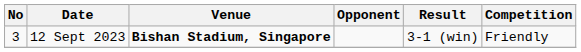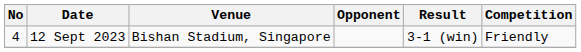(16, 37) 3 -> (16, 37) 4
(231, 37) bold -> (231, 37) normal
